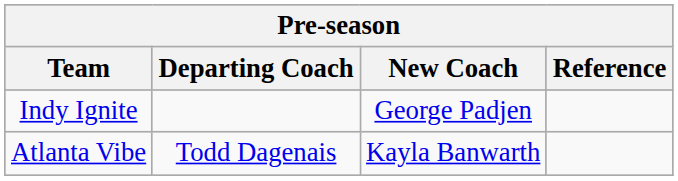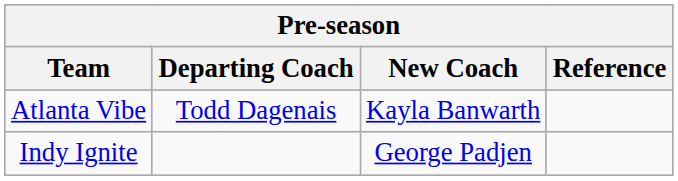rows swapped: (79, 152) <-> (79, 110)
